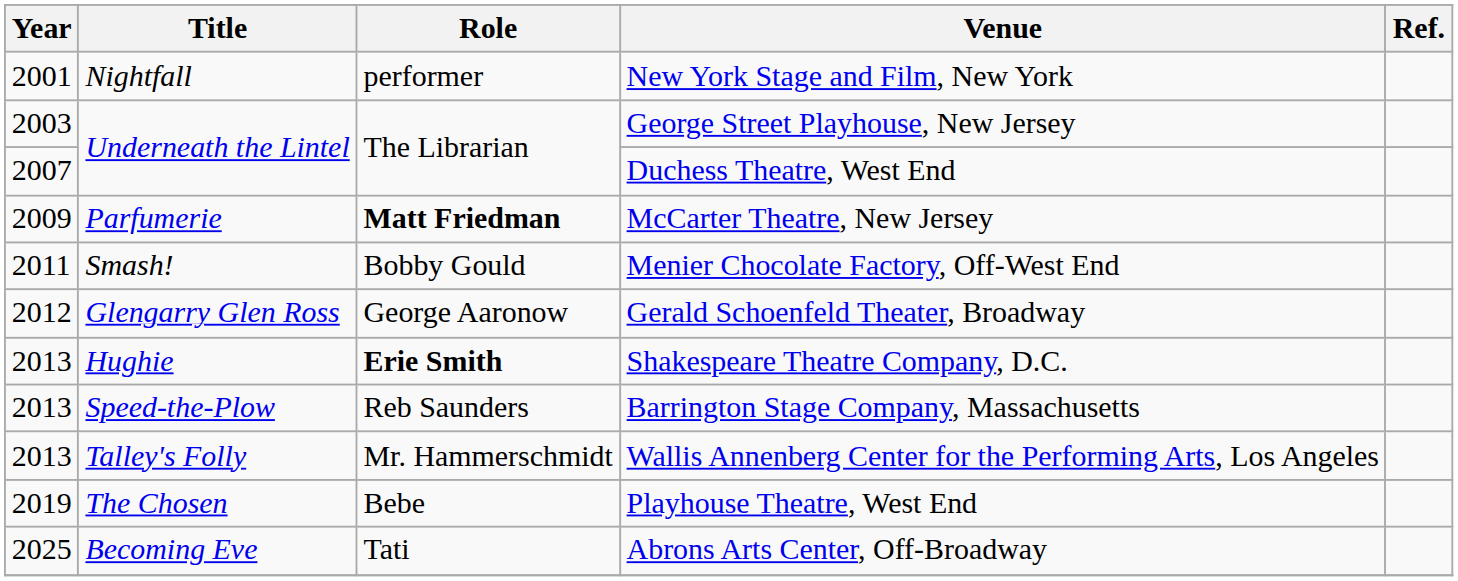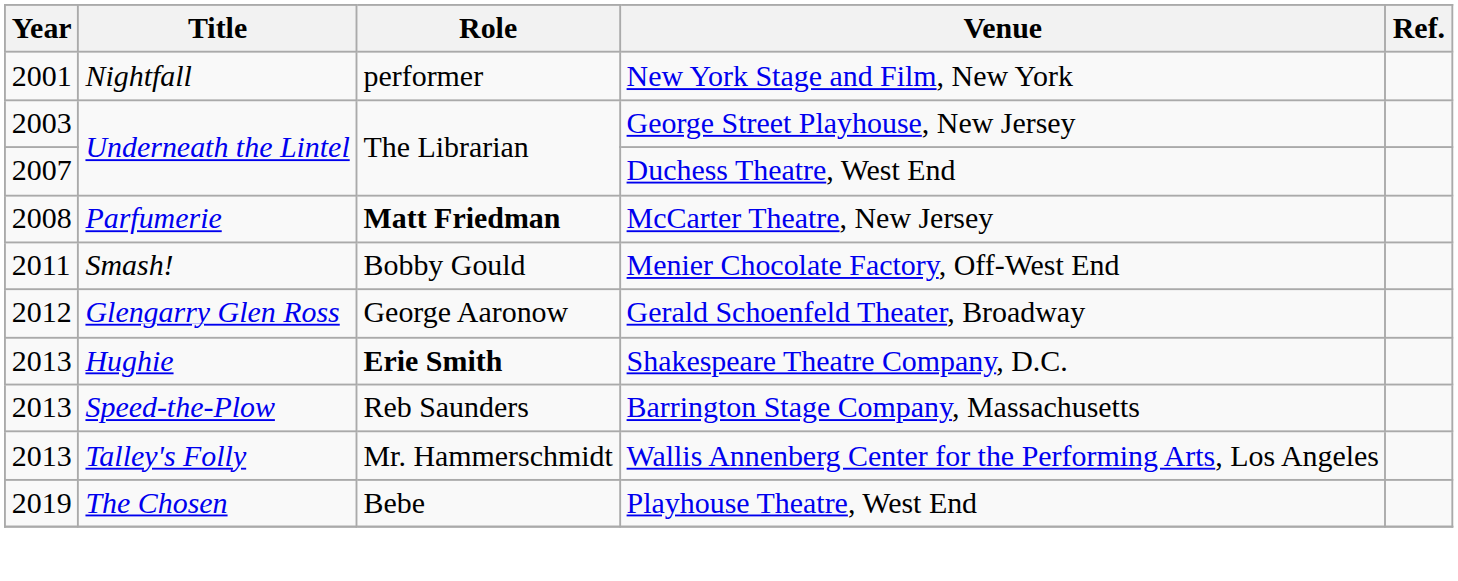(42, 218) 2009 -> (42, 218) 2008
- row: (837, 550)
